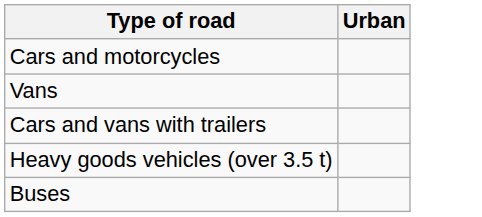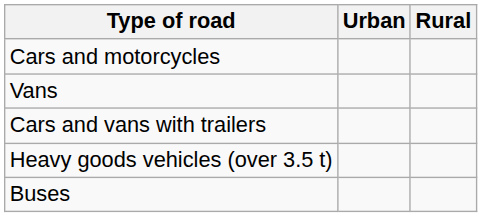+ column: (443, 21)
